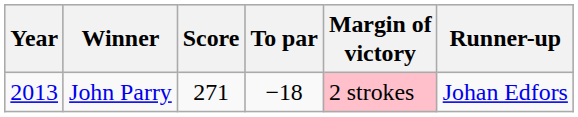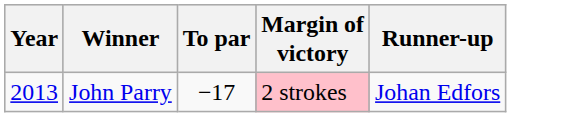- column: (211, 38)
(284, 91) −18 -> (217, 91) −17
